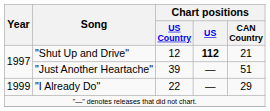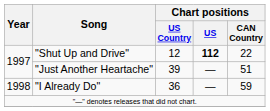(246, 53) 21 -> (246, 53) 22
(19, 87) 1999 -> (19, 87) 1998
(174, 87) 22 -> (174, 87) 36
(246, 87) 29 -> (246, 87) 59
